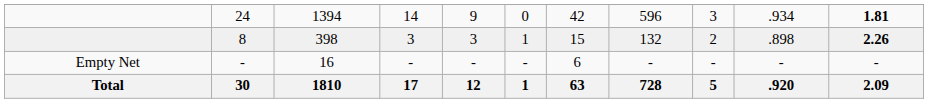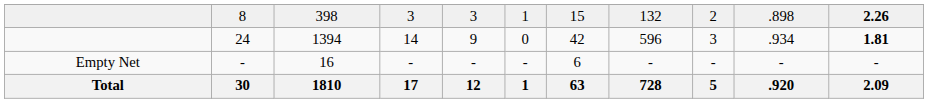rows swapped: (243, 16) <-> (243, 39)
